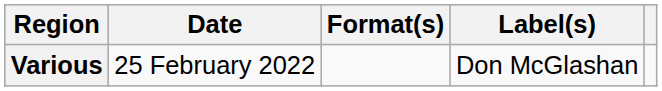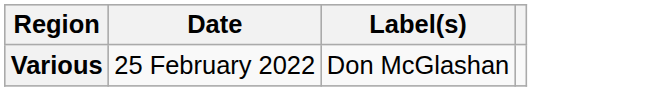- column: (386, 24)
